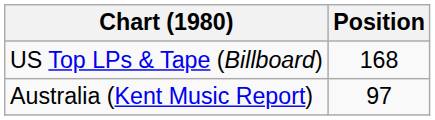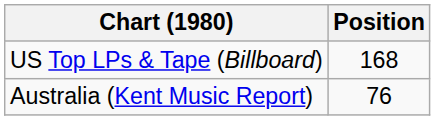(379, 96) 97 -> (379, 96) 76
